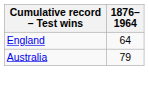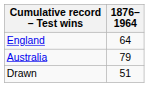+ row: (22, 73)
